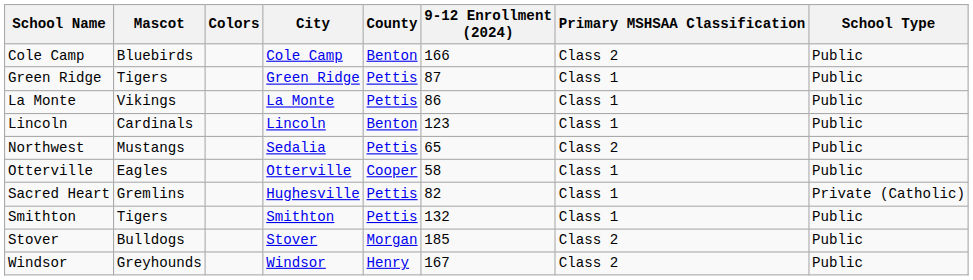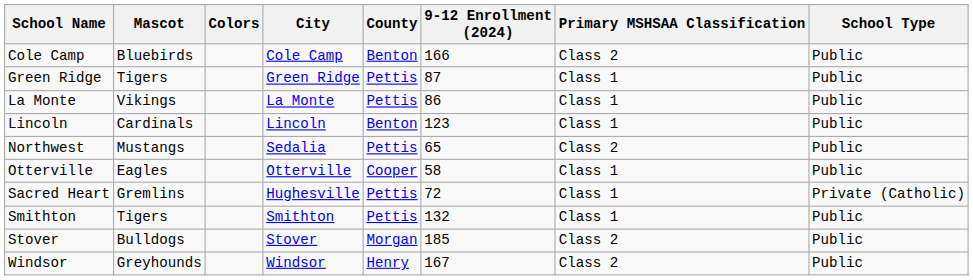(433, 194) 82 -> (433, 194) 72
